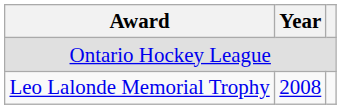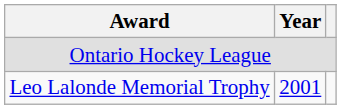(300, 87) 2008 -> (300, 87) 2001
